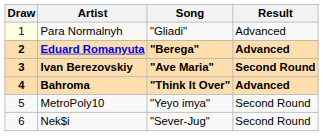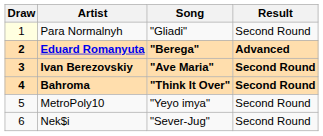(261, 31) Advanced -> (273, 31) Second Round
(263, 85) Advanced -> (275, 85) Second Round
